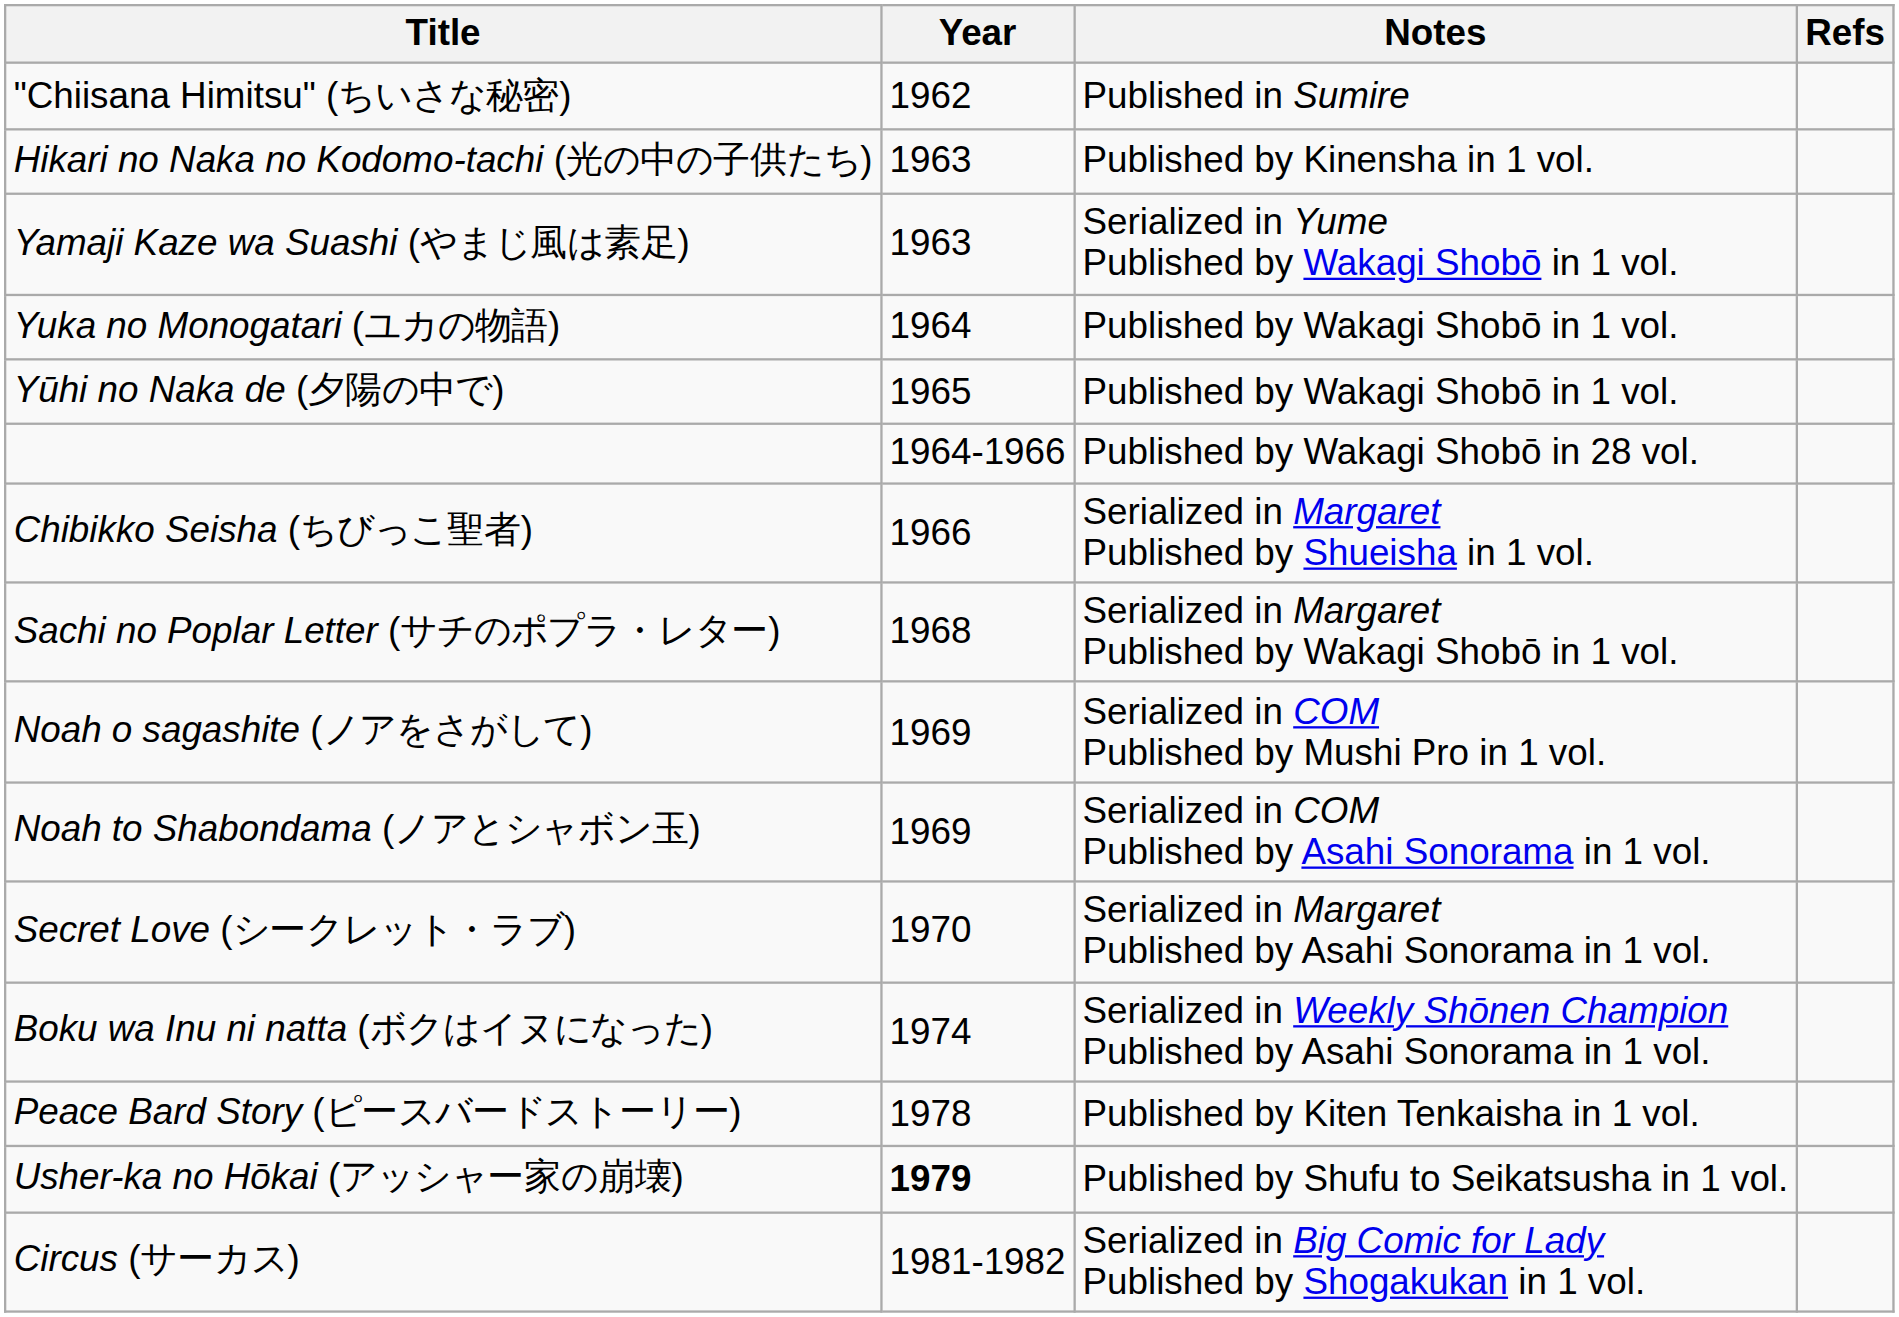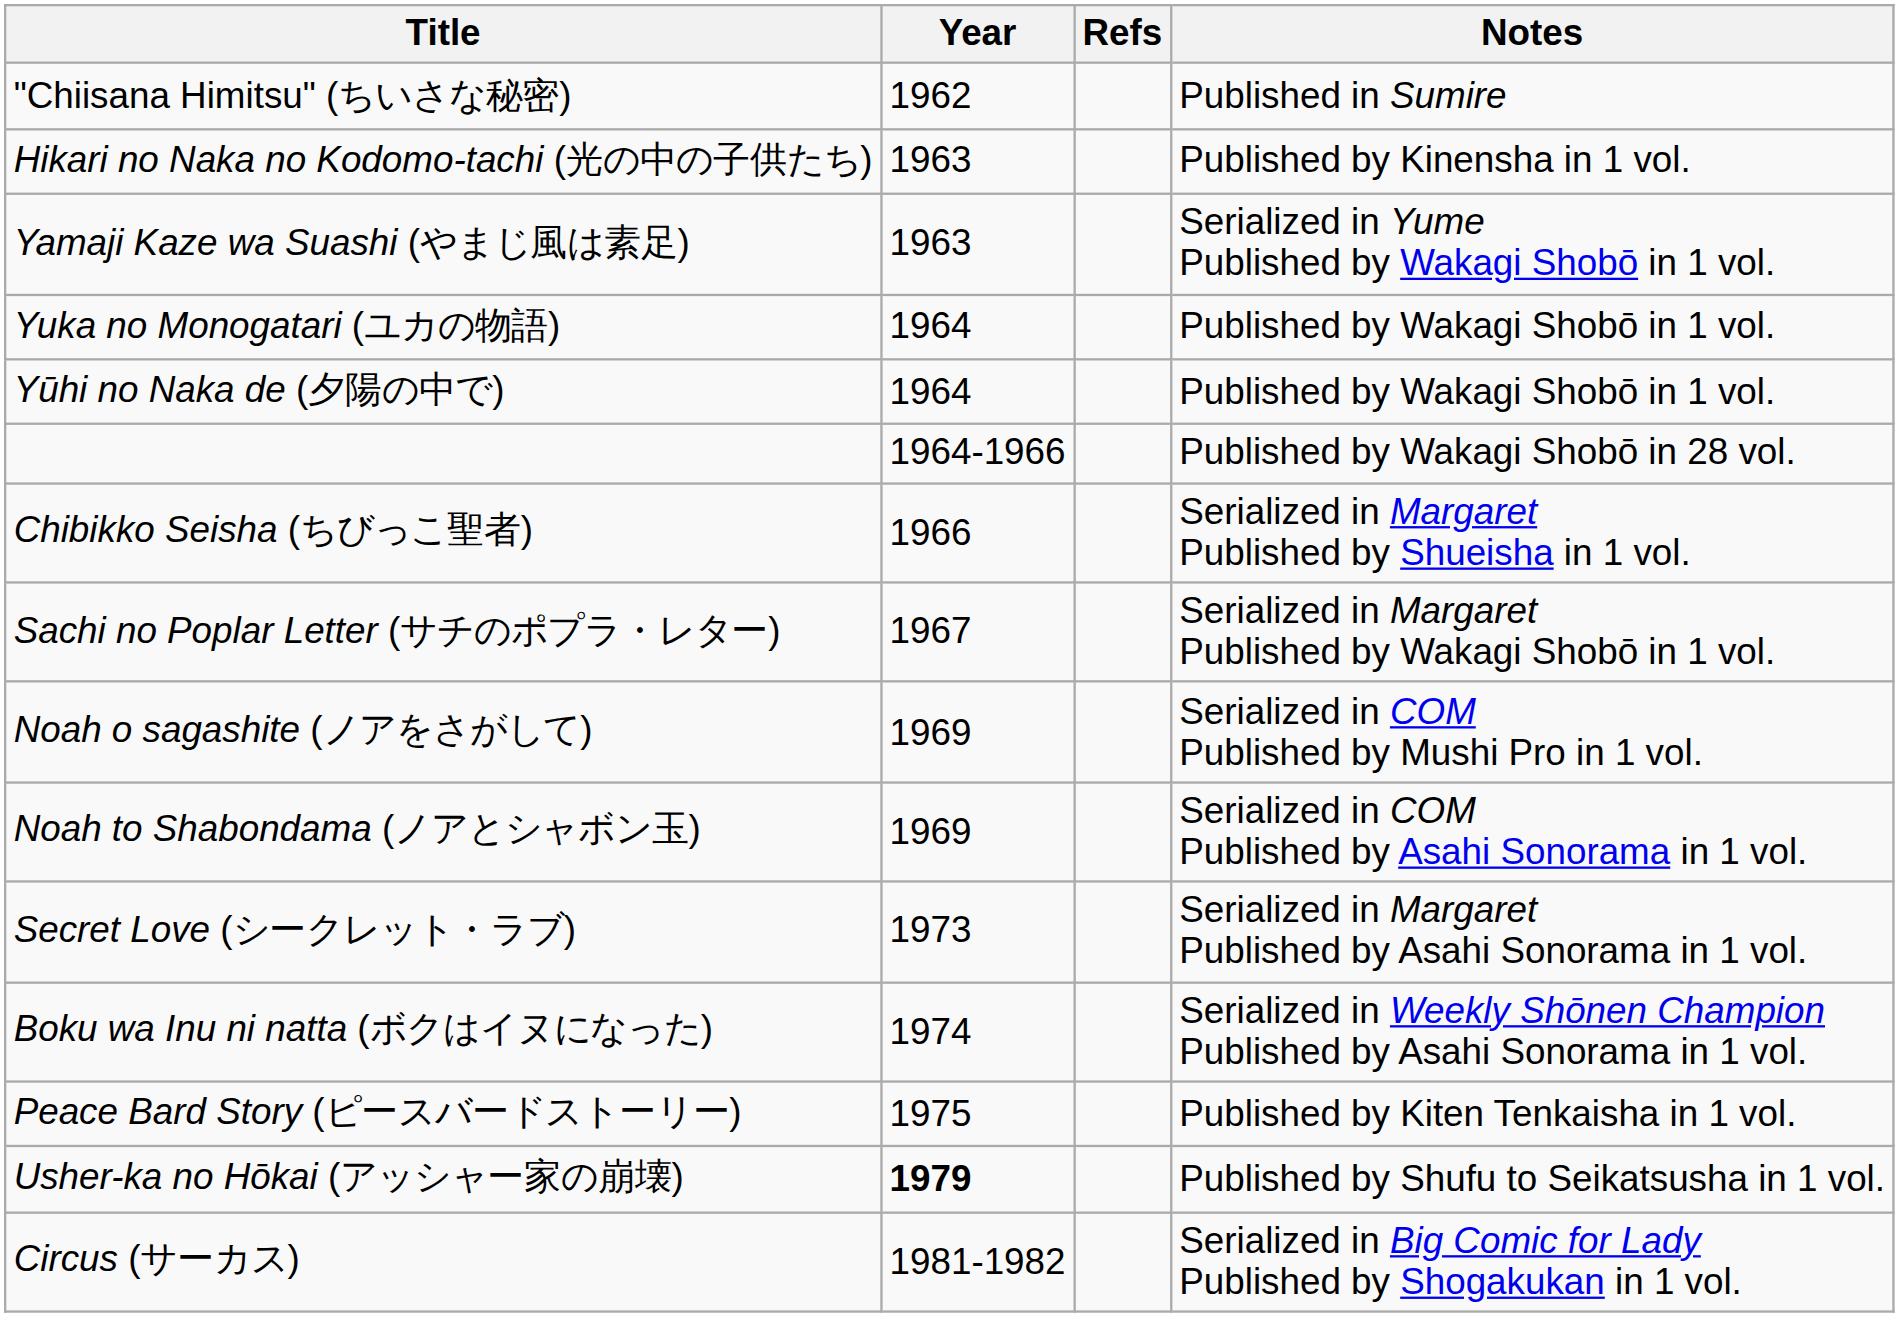columns swapped: (1435, 33) <-> (1845, 33)
(930, 391) 1965 -> (930, 391) 1964
(930, 631) 1968 -> (930, 631) 1967
(930, 930) 1970 -> (930, 930) 1973
(930, 1113) 1978 -> (930, 1113) 1975
